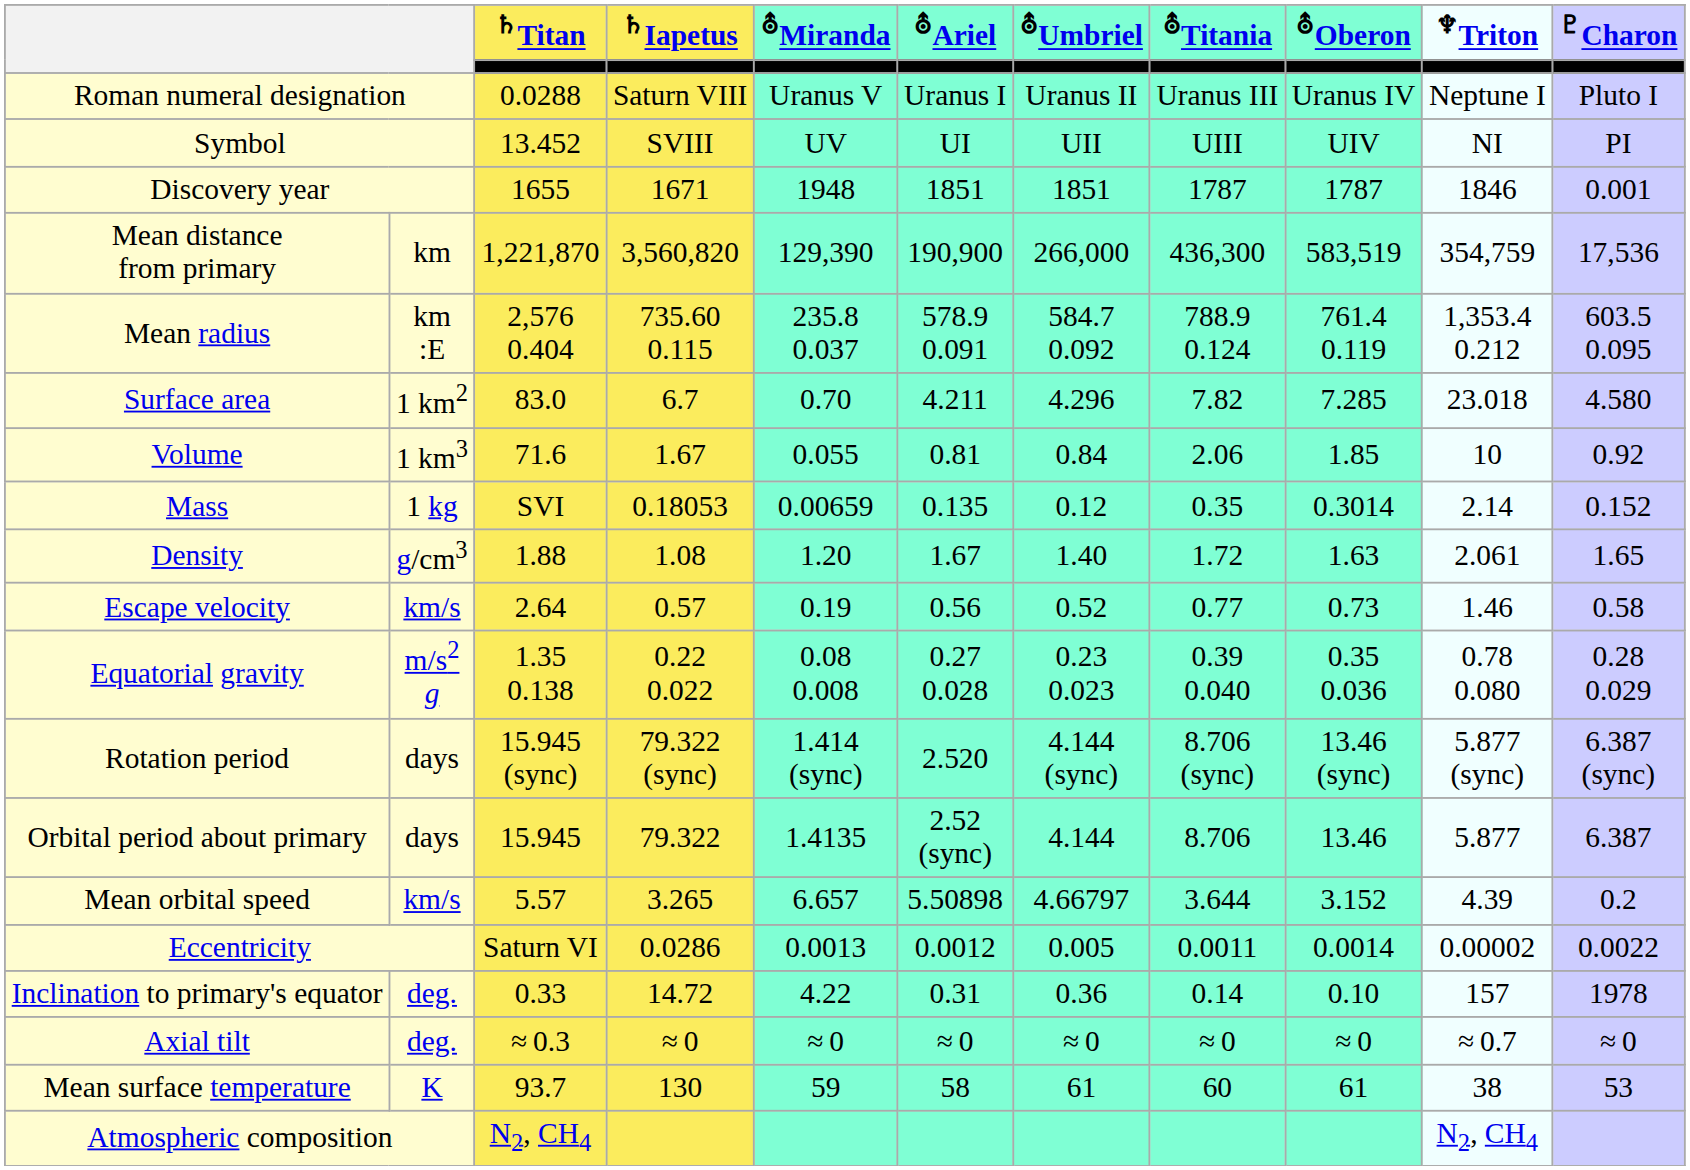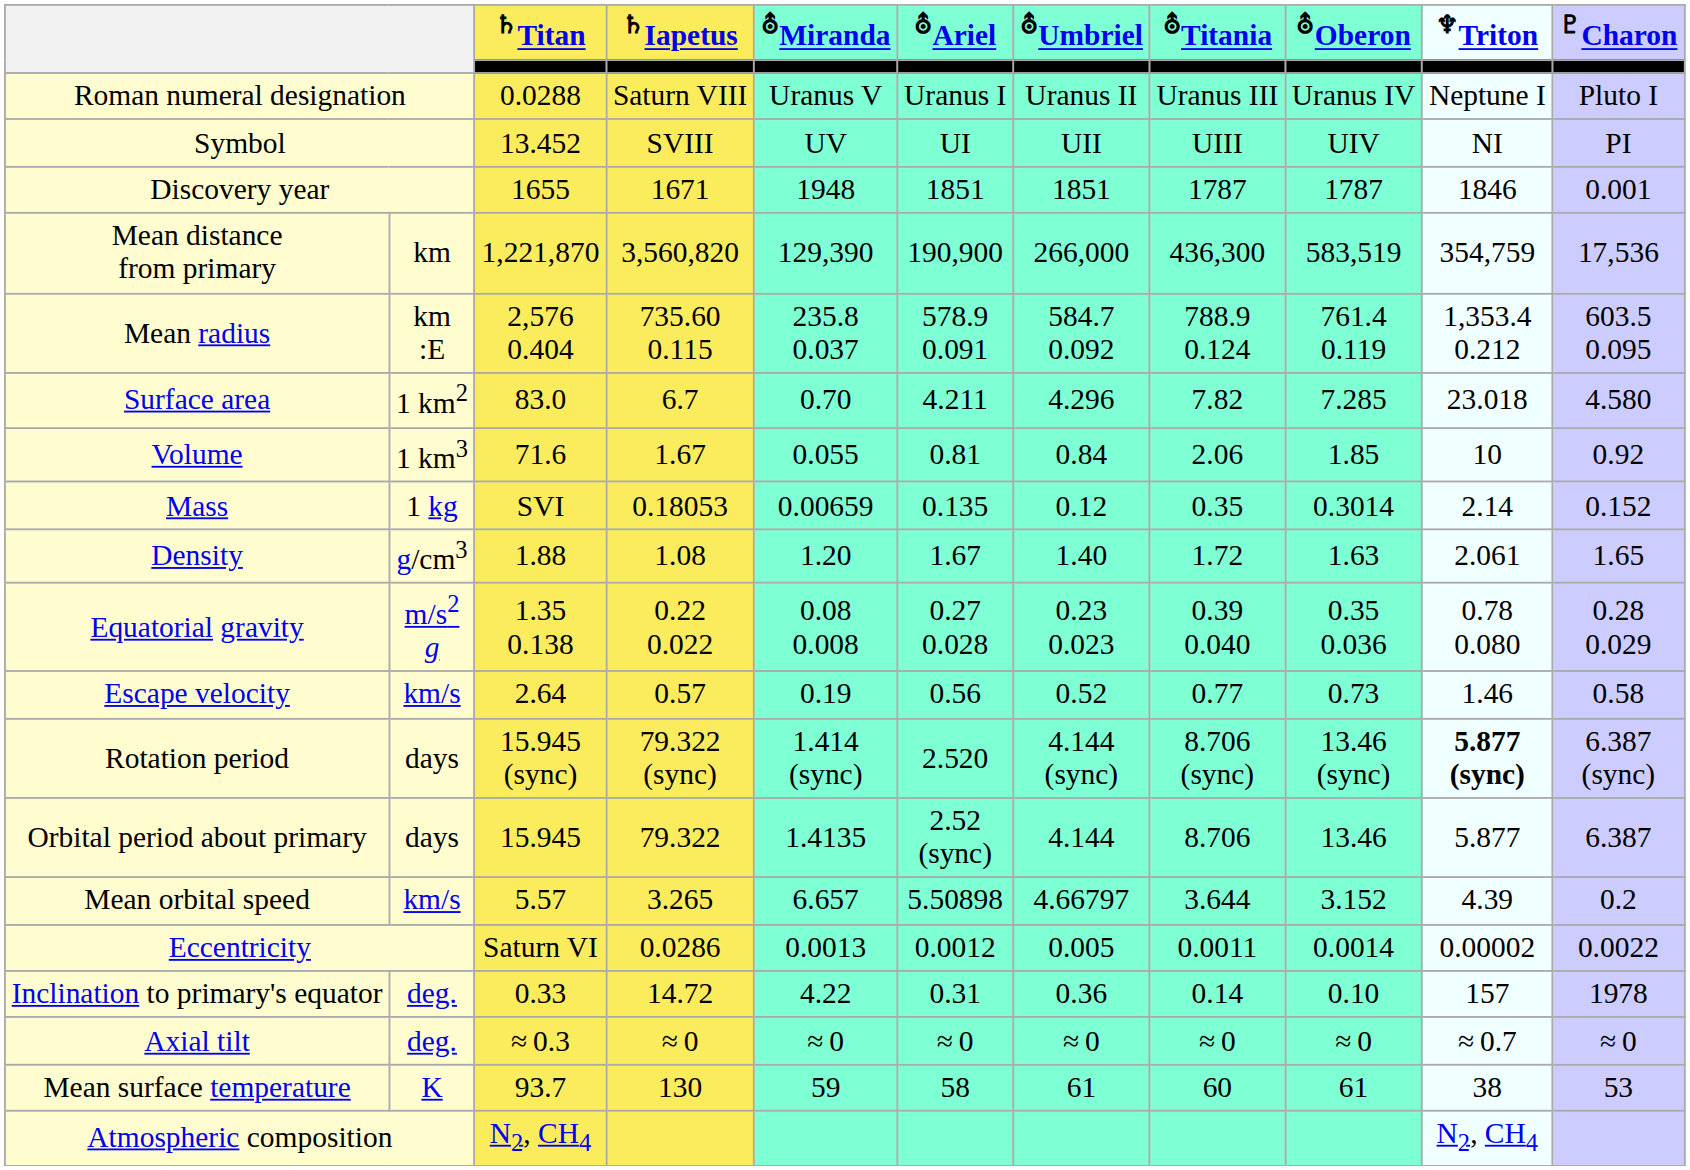rows swapped: (197, 673) <-> (197, 606)
(1487, 757) normal -> (1487, 757) bold
